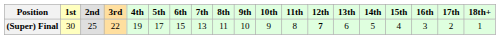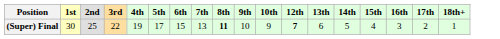- column: (295, 11)
(224, 26) normal -> (224, 26) bold
